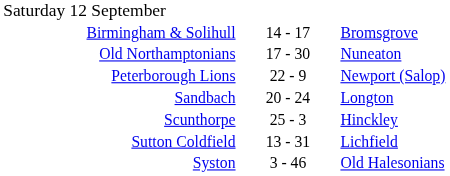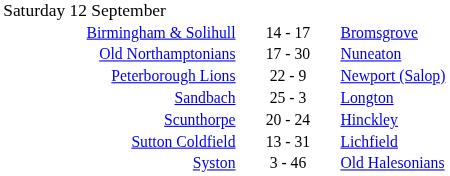(288, 97) 20 - 24 -> (288, 97) 25 - 3
(288, 119) 25 - 3 -> (288, 119) 20 - 24
